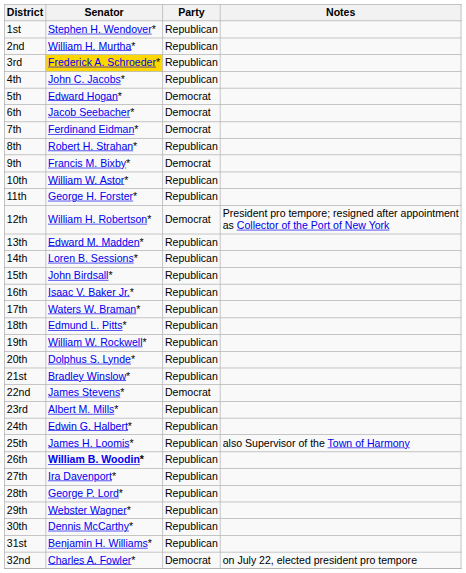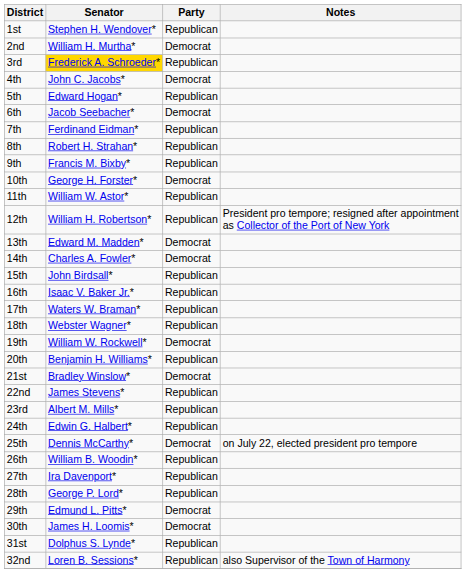(191, 46) Republican -> (188, 46) Democrat
(191, 79) Republican -> (188, 79) Democrat
(188, 96) Democrat -> (191, 96) Republican
(188, 130) Democrat -> (191, 130) Republican
(188, 163) Democrat -> (191, 163) Republican
(88, 180) William W. Astor* -> (93, 180) George H. Forster*
(191, 180) Republican -> (188, 180) Democrat
(93, 197) George H. Forster* -> (88, 197) William W. Astor*
(188, 219) Democrat -> (191, 219) Republican
(191, 242) Republican -> (188, 242) Democrat
(93, 259) Loren B. Sessions* -> (92, 259) Charles A. Fowler*
(191, 259) Republican -> (188, 259) Democrat
(87, 326) Edmund L. Pitts* -> (89, 326) Webster Wagner*
(191, 342) Republican -> (188, 342) Democrat
(92, 359) Dolphus S. Lynde* -> (100, 359) Benjamin H. Williams*
(191, 376) Republican -> (188, 376) Democrat
(188, 393) Democrat -> (191, 393) Republican
(91, 443) James H. Loomis* -> (91, 443) Dennis McCarthy*
(191, 443) Republican -> (188, 443) Democrat
(316, 443) also Supervisor of the Town of Harmony -> (320, 443) on July 22, elected president pro tempore
(96, 460) bold -> (93, 460) normal
(89, 510) Webster Wagner* -> (87, 510) Edmund L. Pitts*
(191, 510) Republican -> (188, 510) Democrat
(91, 527) Dennis McCarthy* -> (91, 527) James H. Loomis*
(191, 527) Republican -> (188, 527) Democrat
(100, 543) Benjamin H. Williams* -> (92, 543) Dolphus S. Lynde*
(92, 560) Charles A. Fowler* -> (93, 560) Loren B. Sessions*
(188, 560) Democrat -> (191, 560) Republican
(320, 560) on July 22, elected president pro tempore -> (316, 560) also Supervisor of the Town of Harmony
